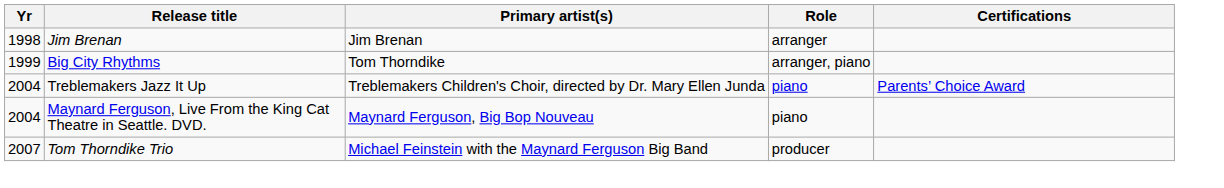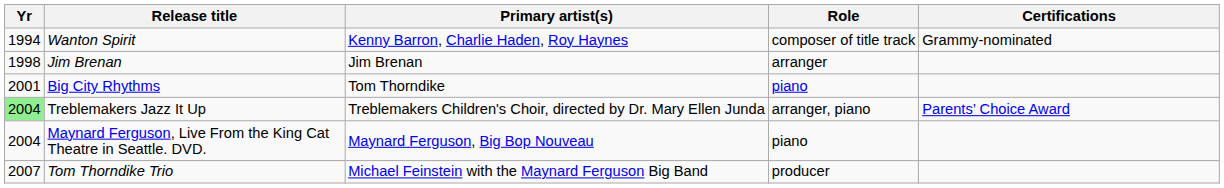+ row: (91, 40)
(24, 63) 1999 -> (24, 86) 2001
(821, 63) arranger, piano -> (790, 86) piano
(24, 86) no background -> (24, 109) lightgreen background
(790, 86) piano -> (821, 109) arranger, piano
